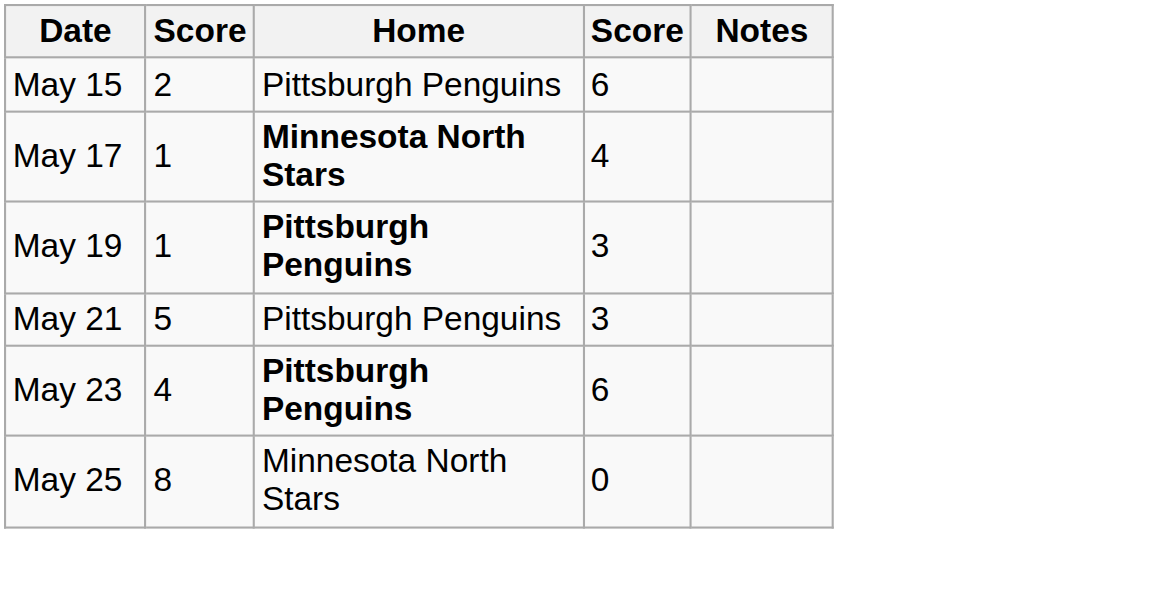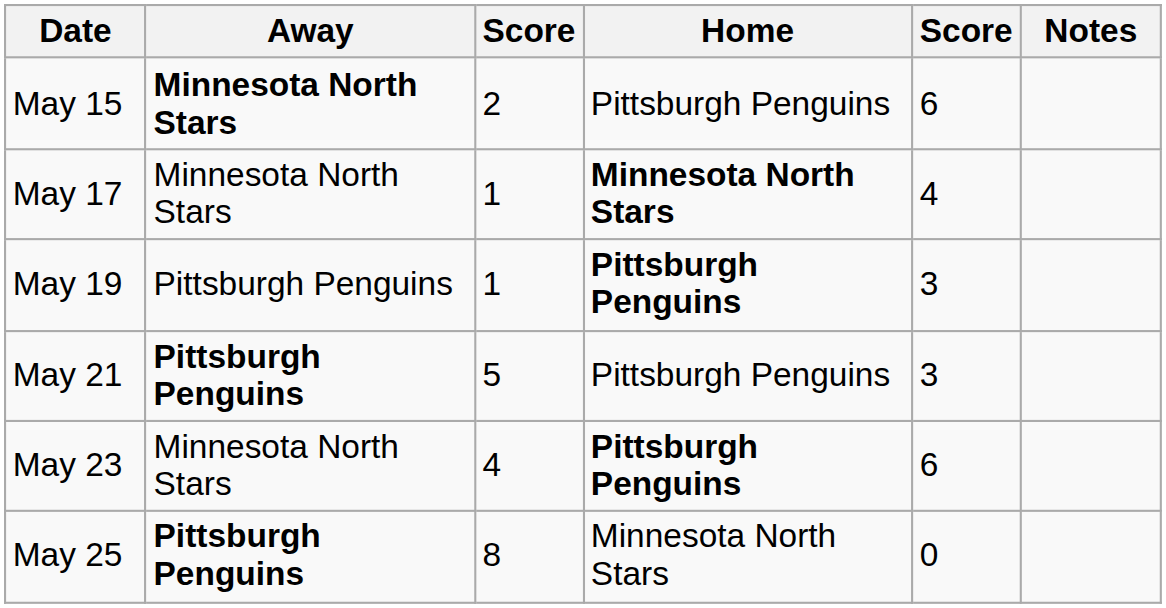+ column: (310, 31)
